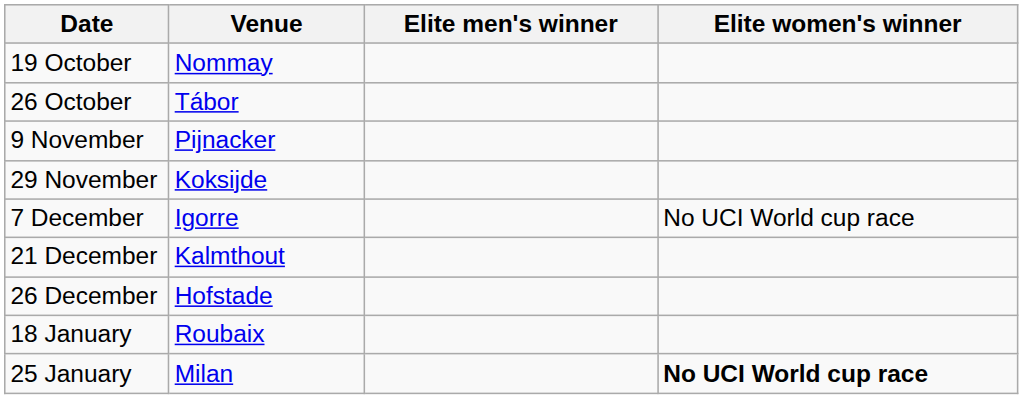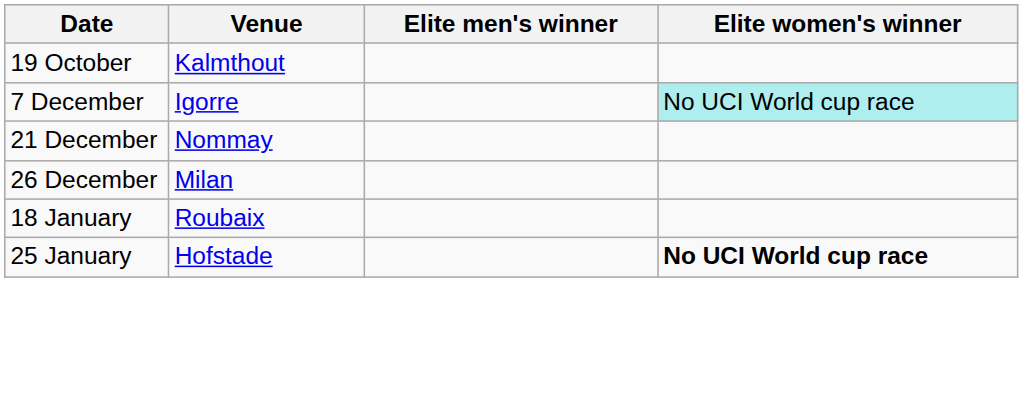(224, 62) Nommay -> (230, 62) Kalmthout
- row: (71, 101)
- row: (77, 140)
- row: (84, 179)
(789, 218) no background -> (789, 101) paleturquoise background
(230, 256) Kalmthout -> (224, 140) Nommay
(224, 295) Hofstade -> (204, 179) Milan
(204, 373) Milan -> (224, 256) Hofstade
